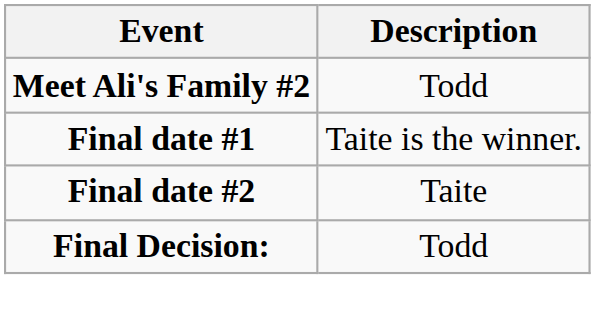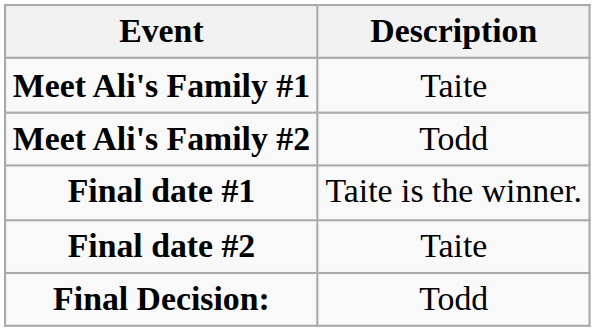+ row: (161, 84)
